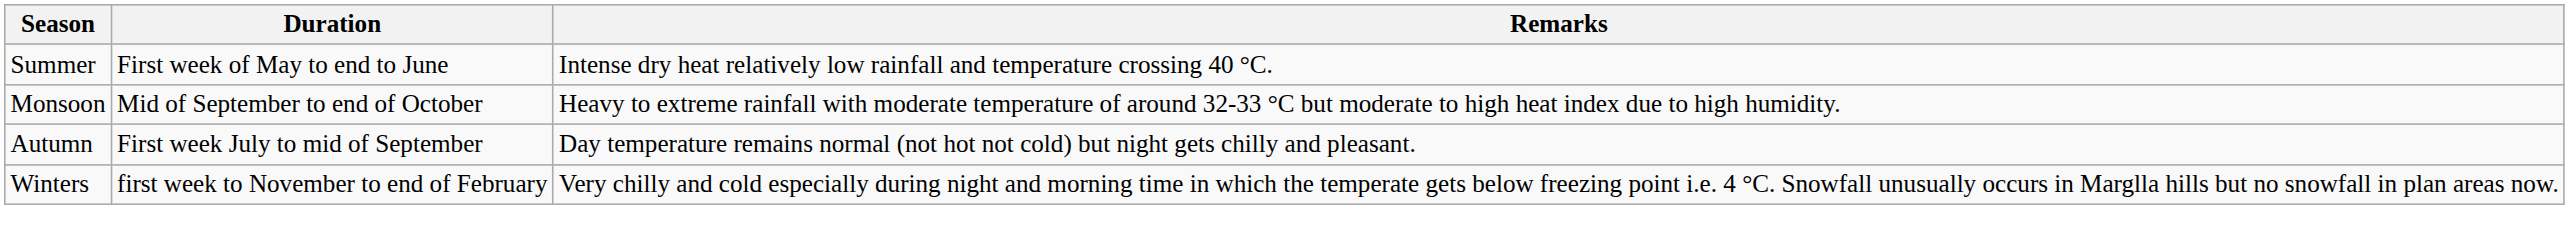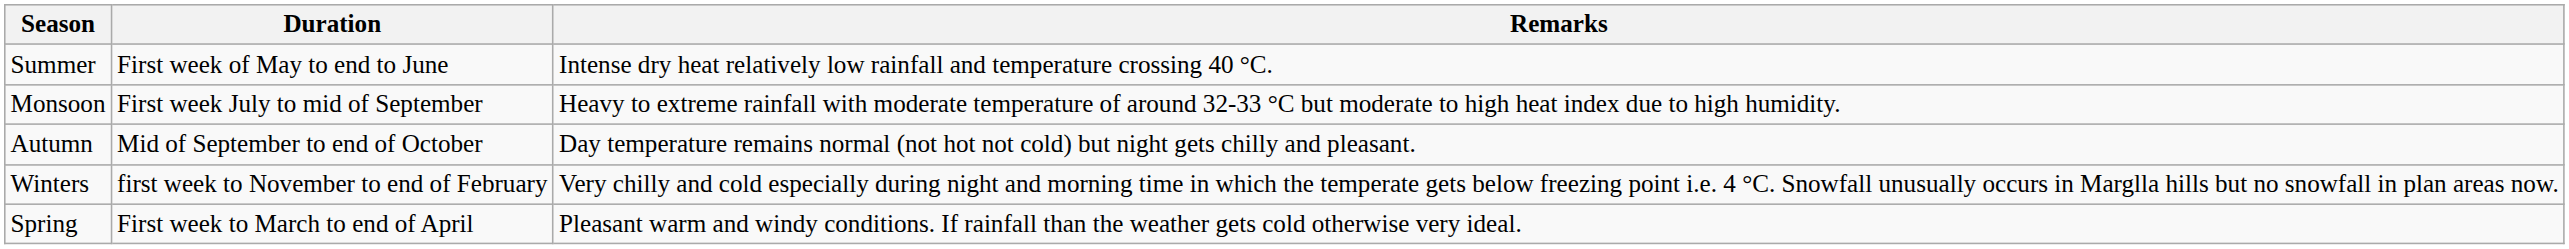(300, 104) Mid of September to end of October -> (300, 104) First week July to mid of September
(300, 143) First week July to mid of September -> (300, 143) Mid of September to end of October
+ row: (44, 223)
